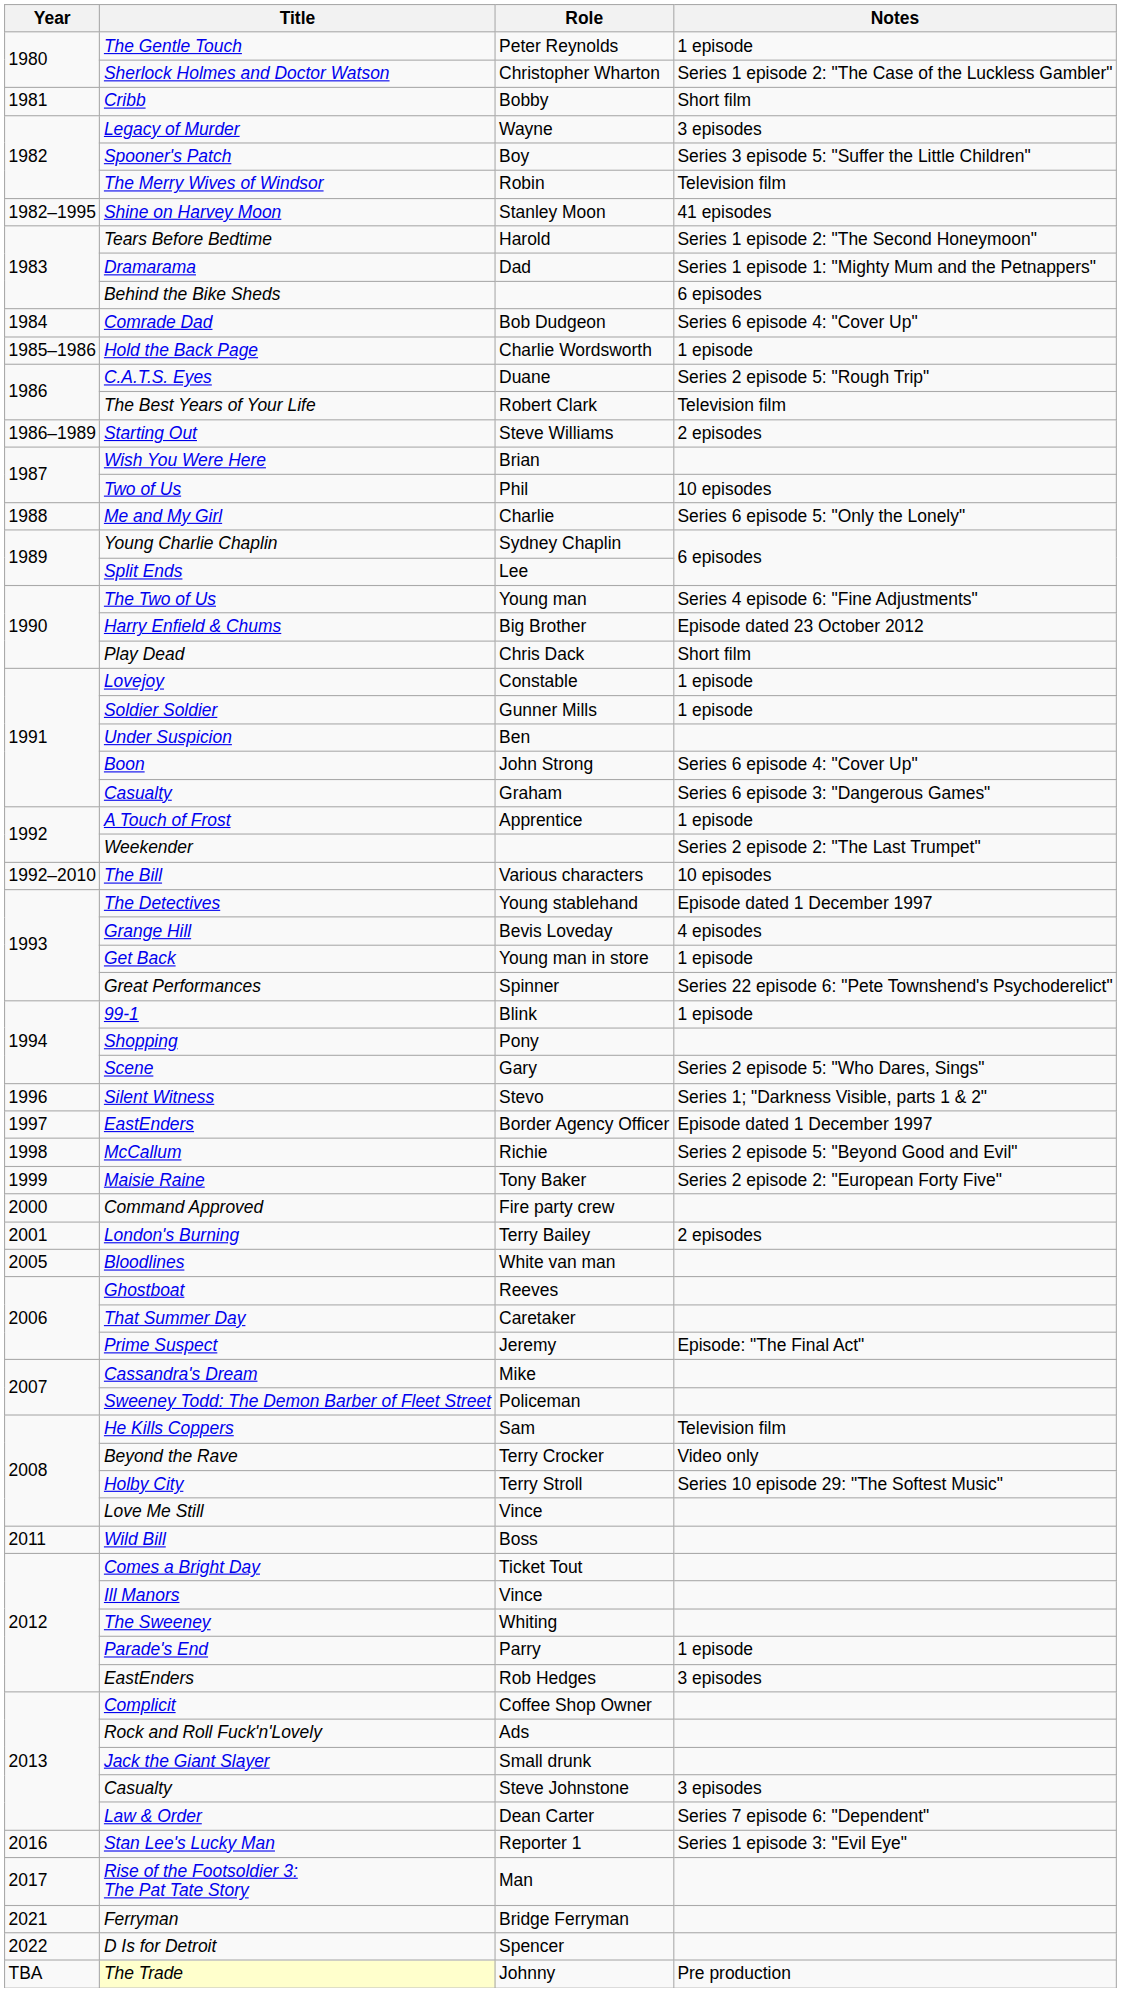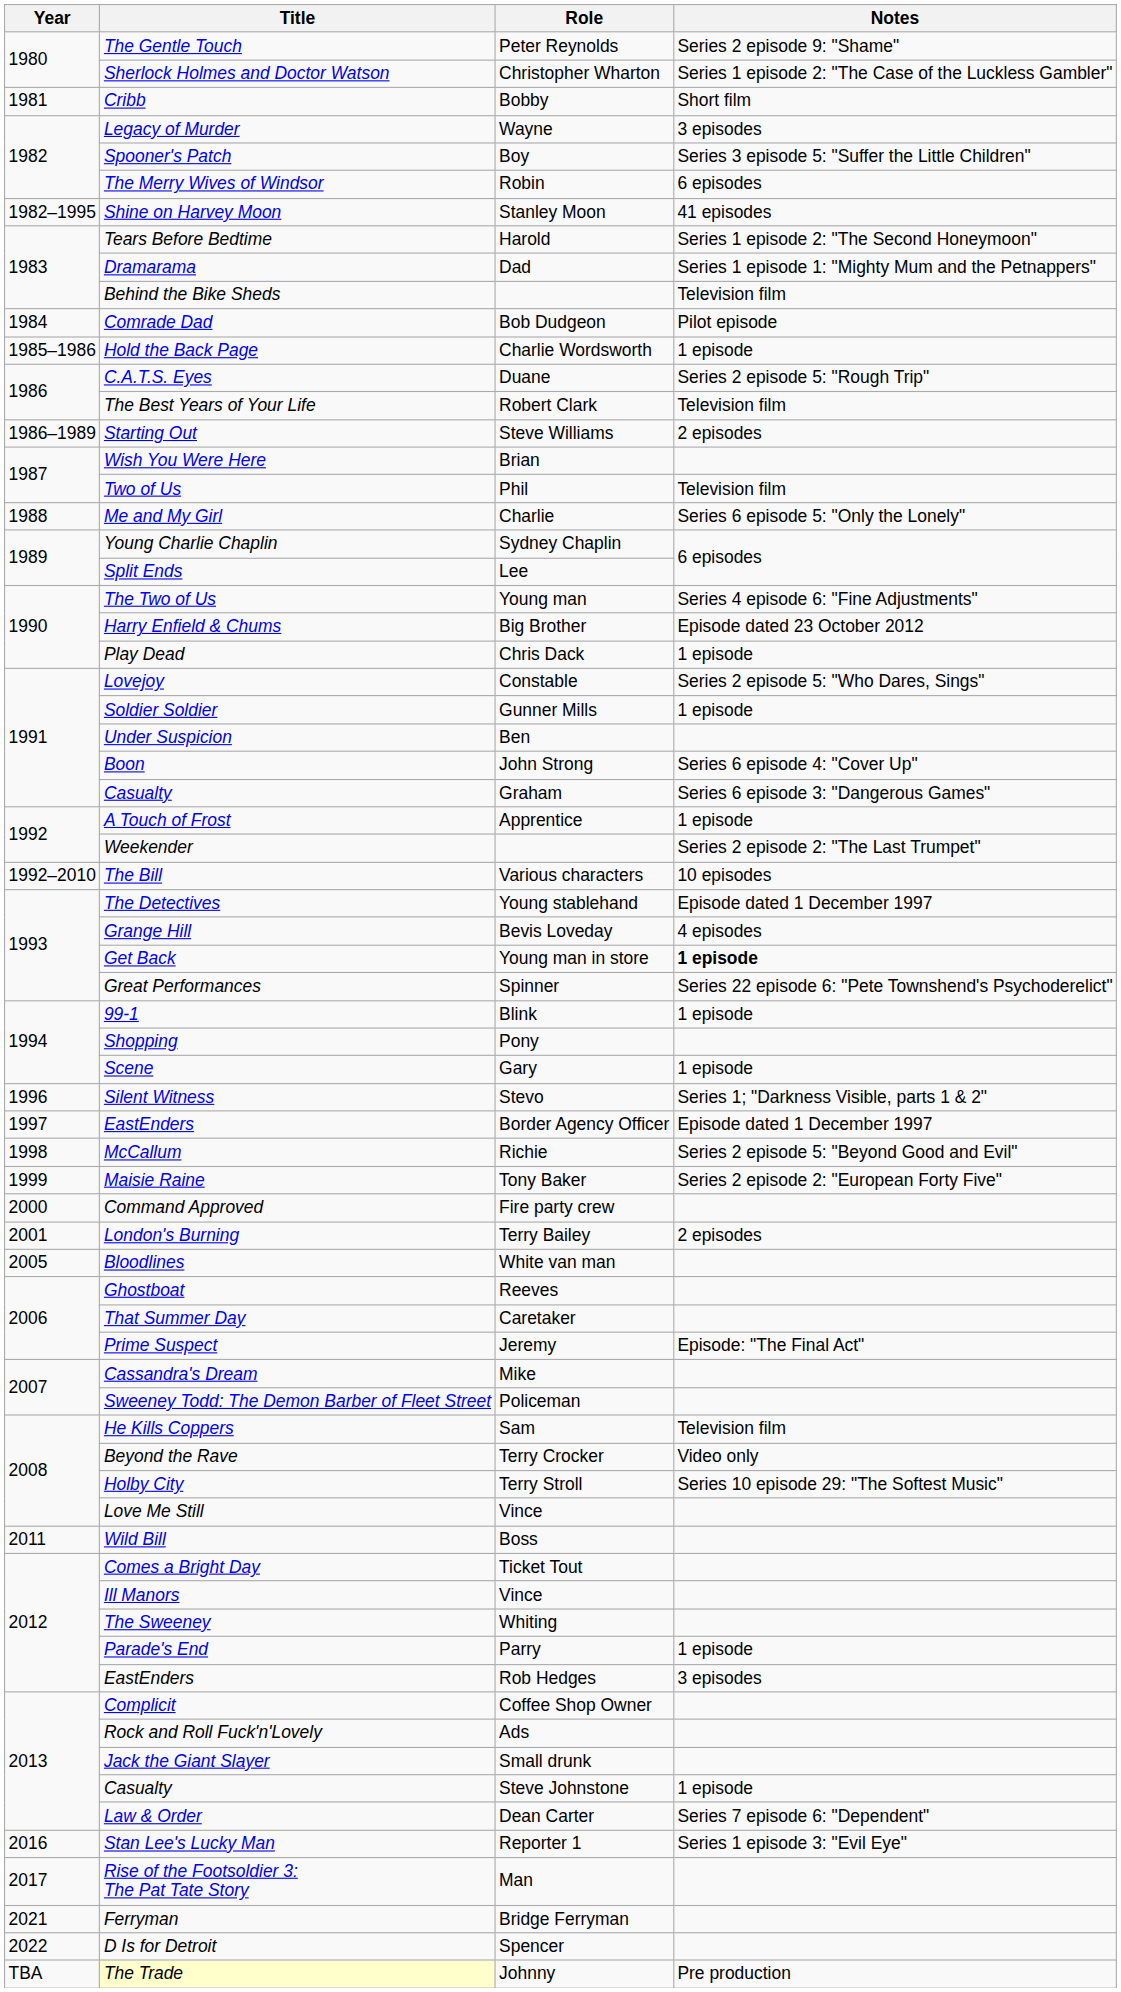(715, 45) 1 episode -> (788, 45) Series 2 episode 9: "Shame"
(732, 184) Television film -> (720, 184) 6 episodes
(720, 294) 6 episodes -> (732, 294) Television film
(797, 322) Series 6 episode 4: "Cover Up" -> (727, 322) Pilot episode
(724, 488) 10 episodes -> (732, 488) Television film
(714, 654) Short film -> (715, 654) 1 episode
(715, 682) 1 episode -> (831, 682) Series 2 episode 5: "Who Dares, Sings"
(715, 958) normal -> (718, 958) bold
(831, 1069) Series 2 episode 5: "Who Dares, Sings" -> (715, 1069) 1 episode
(720, 1788) 3 episodes -> (715, 1788) 1 episode
